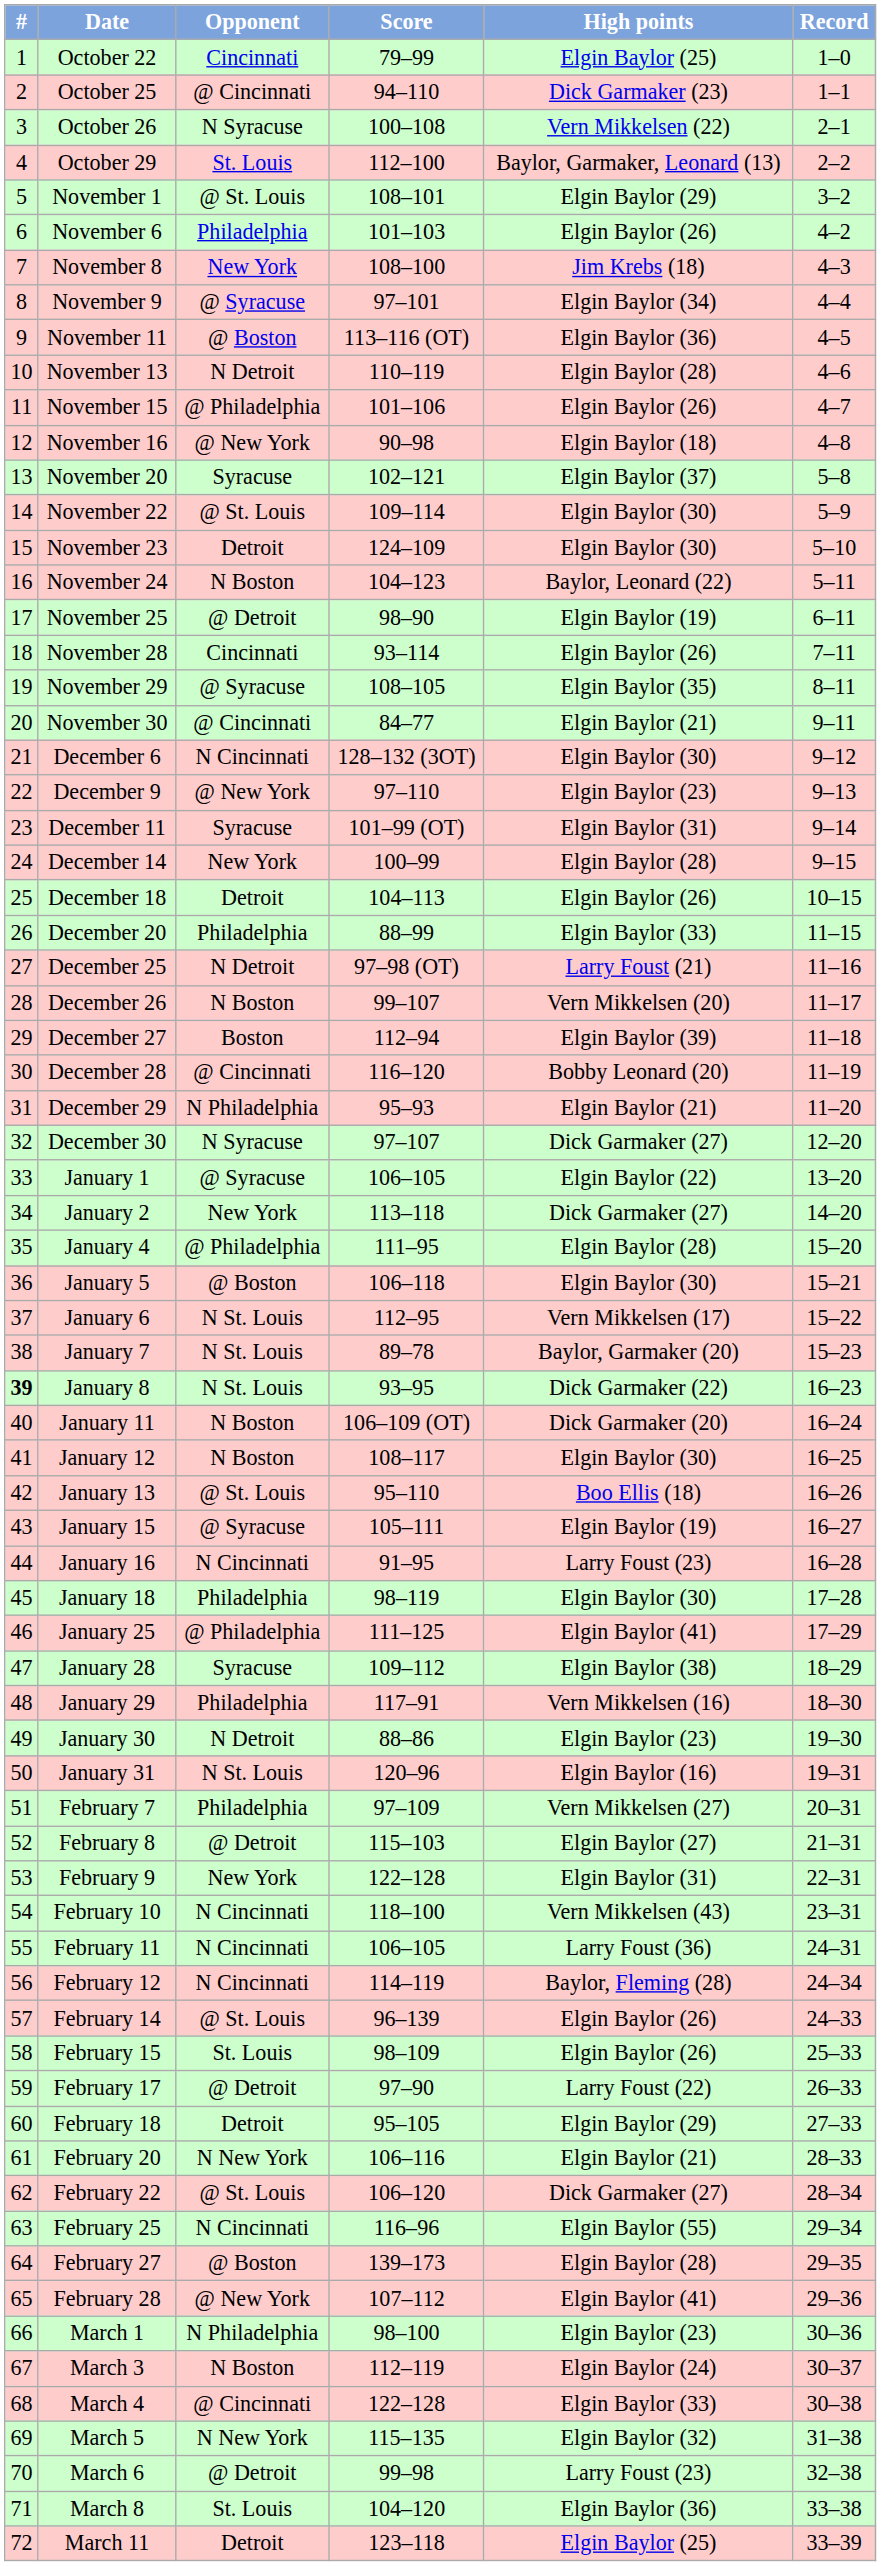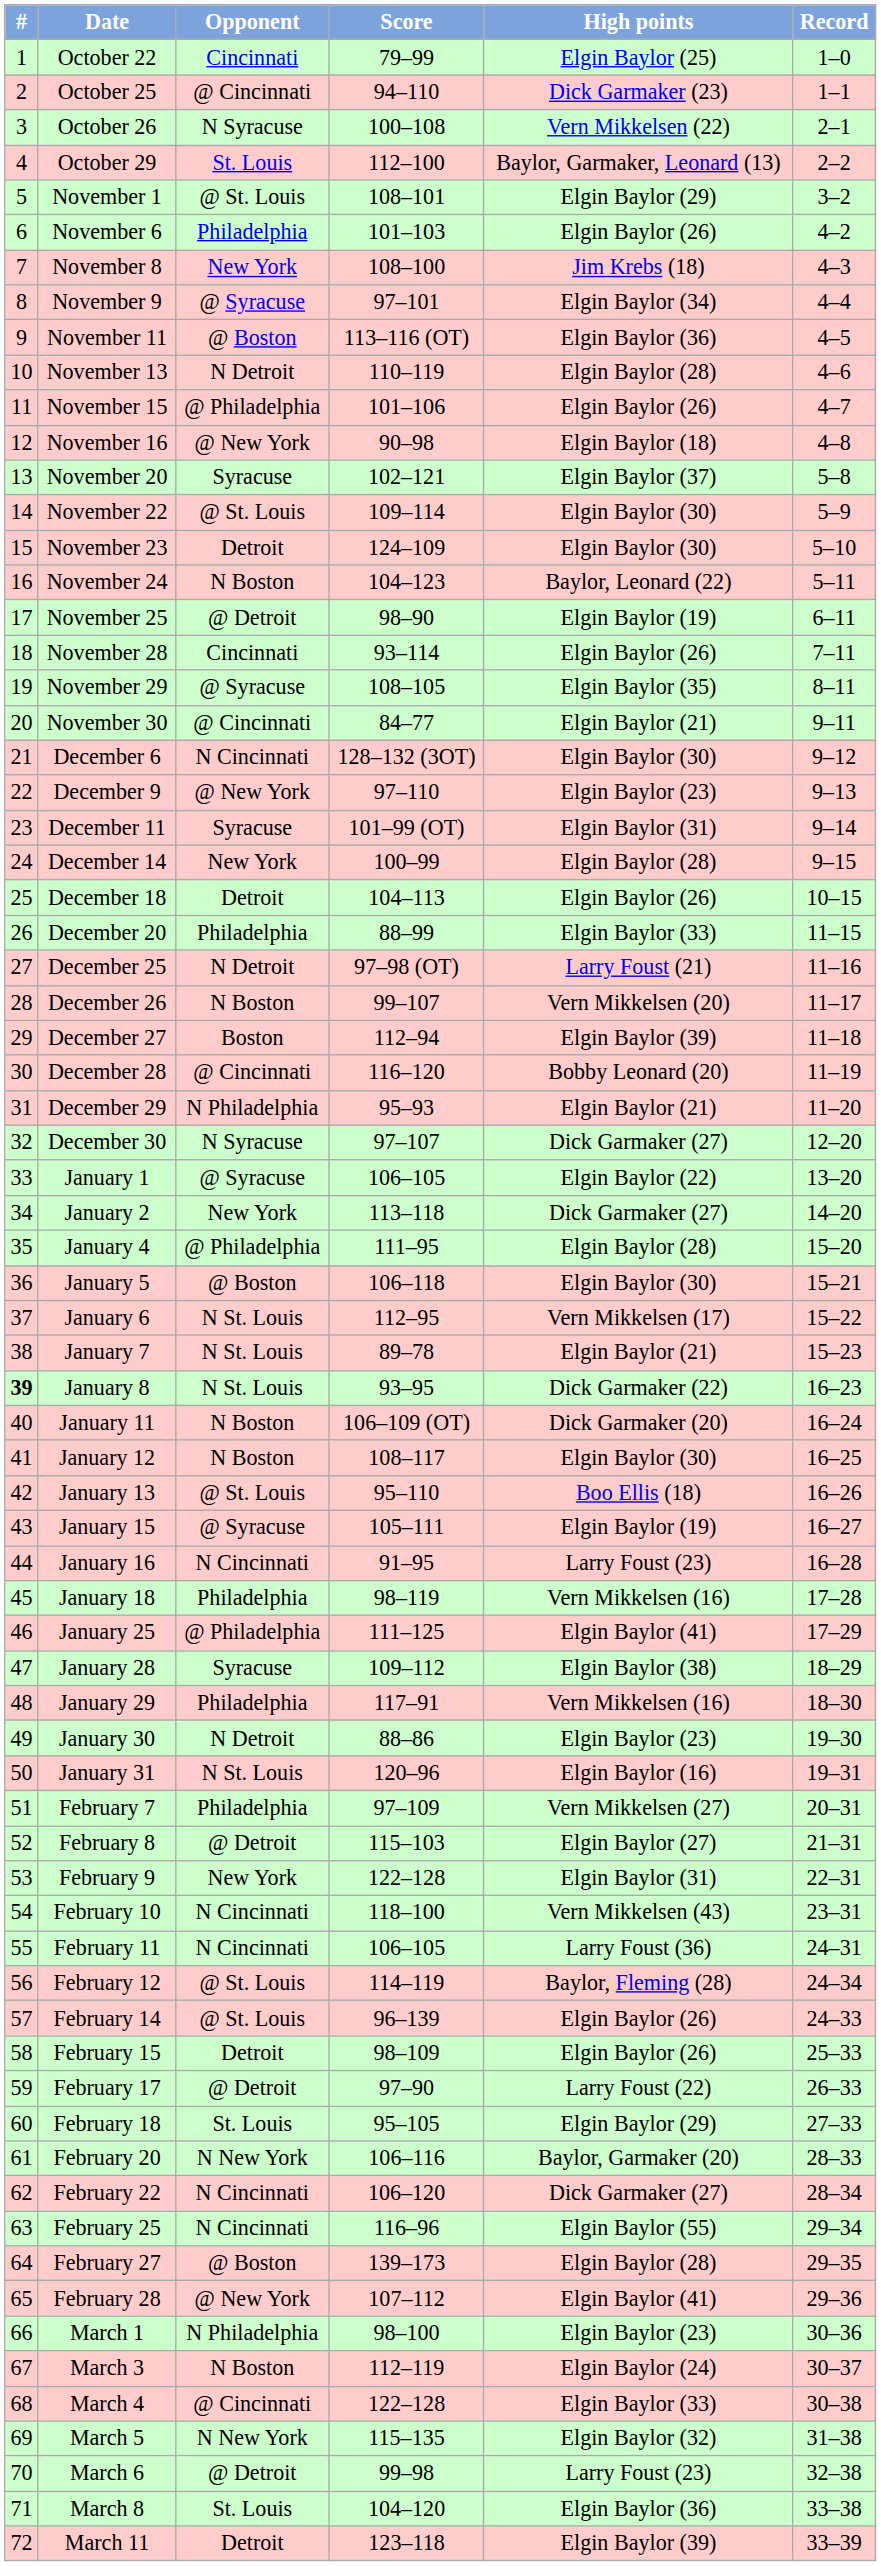(638, 1352) Baylor, Garmaker (20) -> (638, 1352) Elgin Baylor (21)
(638, 1597) Elgin Baylor (30) -> (638, 1597) Vern Mikkelsen (16)
(252, 1982) N Cincinnati -> (252, 1982) @ St. Louis
(252, 2053) St. Louis -> (252, 2053) Detroit
(252, 2123) Detroit -> (252, 2123) St. Louis
(638, 2158) Elgin Baylor (21) -> (638, 2158) Baylor, Garmaker (20)
(252, 2193) @ St. Louis -> (252, 2193) N Cincinnati
(638, 2543) Elgin Baylor (25) -> (638, 2543) Elgin Baylor (39)
